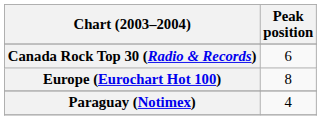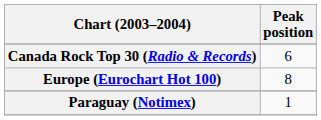(288, 102) 4 -> (288, 102) 1
